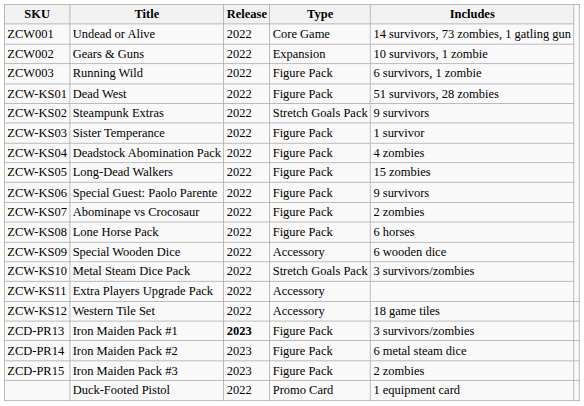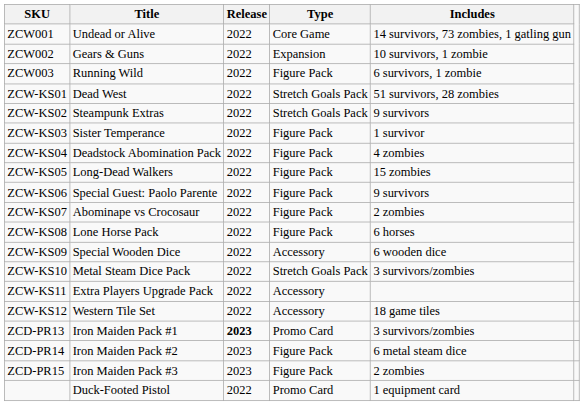(303, 93) Figure Pack -> (320, 93) Stretch Goals Pack
(303, 331) Figure Pack -> (303, 331) Promo Card
